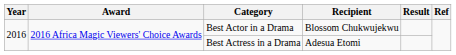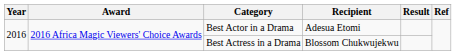(352, 27) Blossom Chukwujekwu -> (333, 27) Adesua Etomi
(333, 43) Adesua Etomi -> (352, 43) Blossom Chukwujekwu
